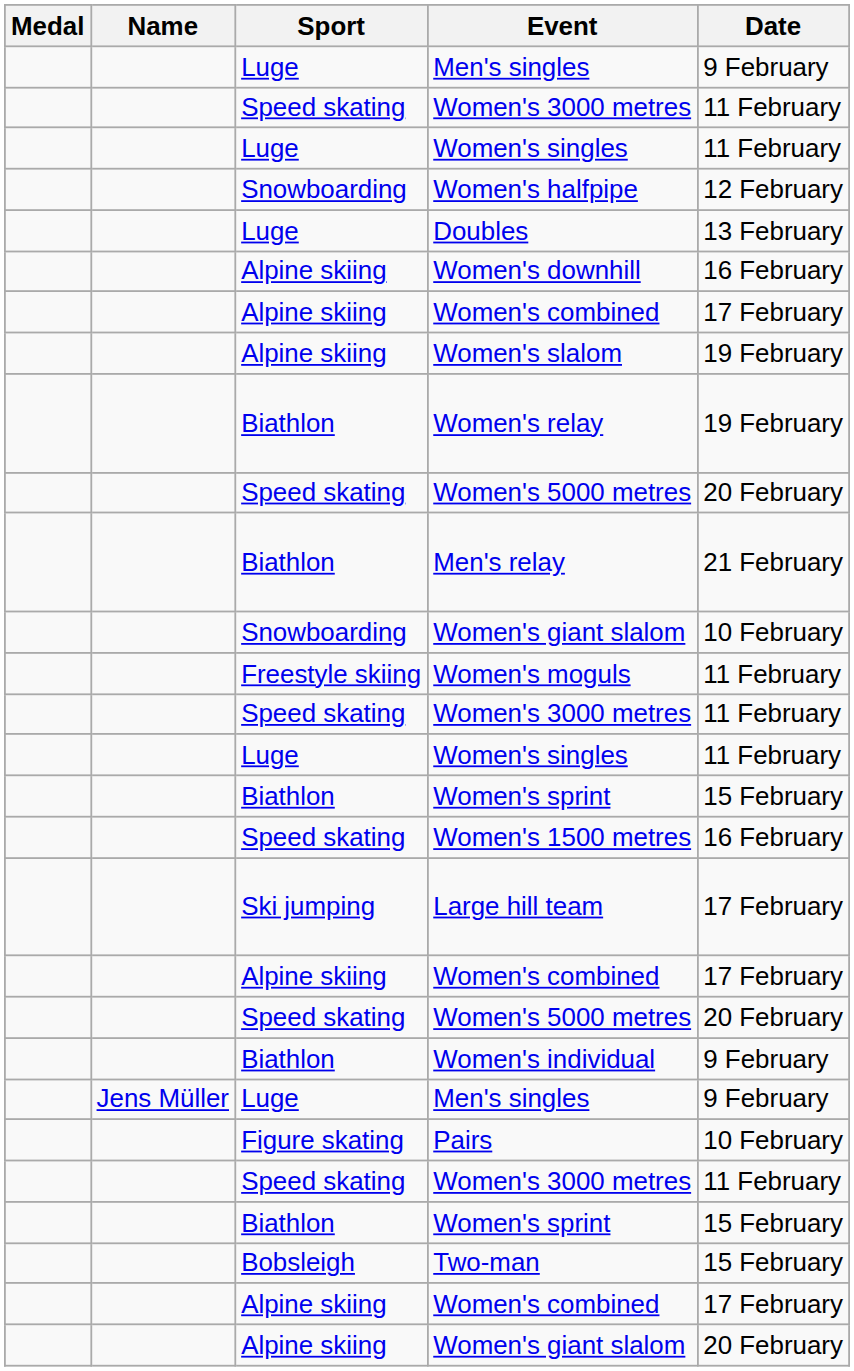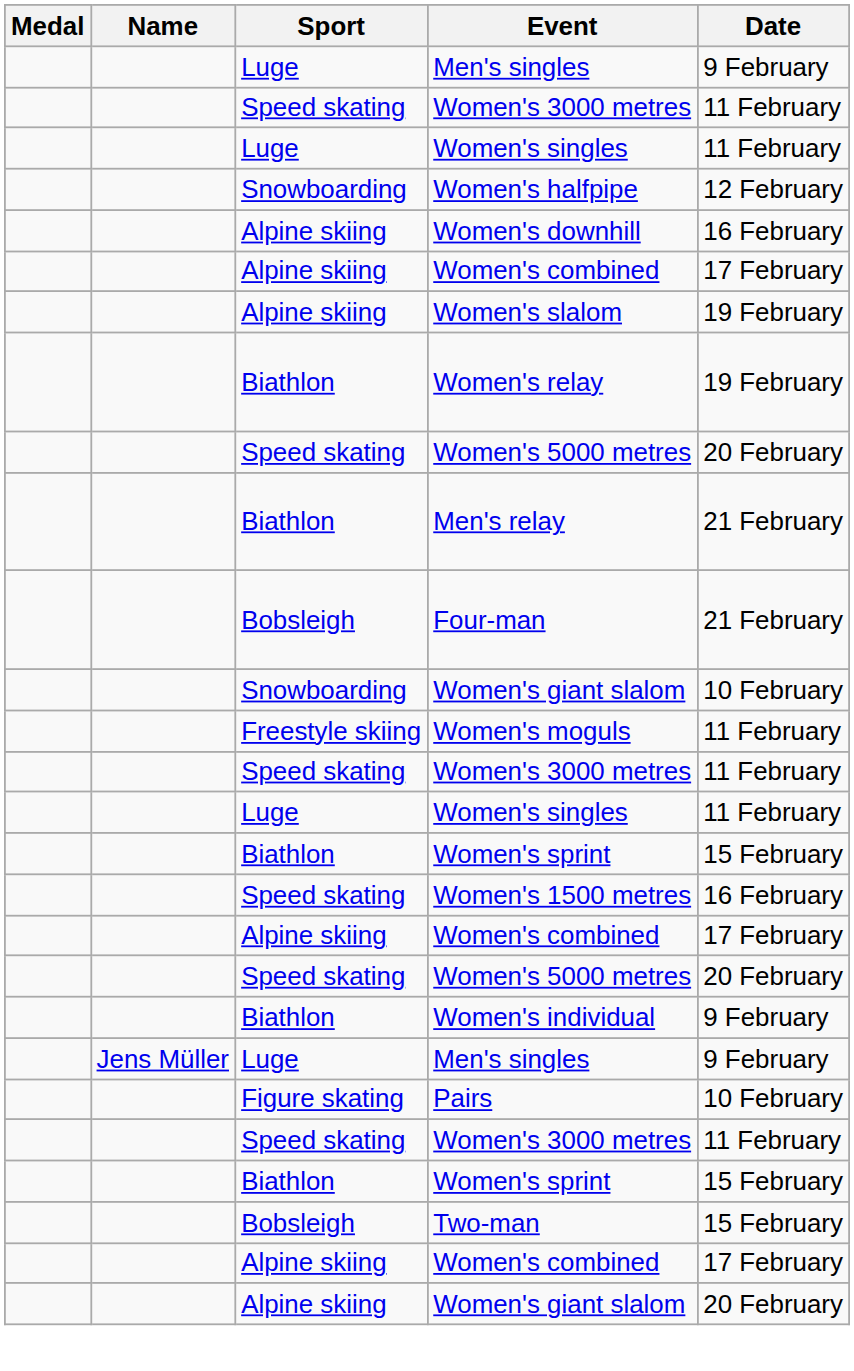- row: (270, 231)
+ row: (298, 620)
- row: (308, 907)
